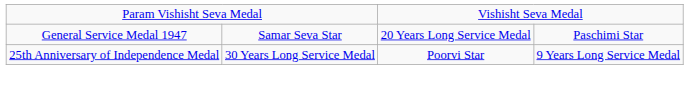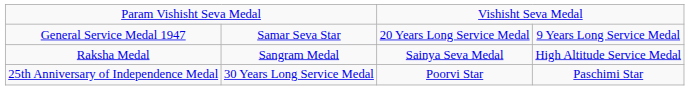(608, 34) Paschimi Star -> (608, 34) 9 Years Long Service Medal
+ row: (113, 54)
(608, 54) 9 Years Long Service Medal -> (608, 74) Paschimi Star
